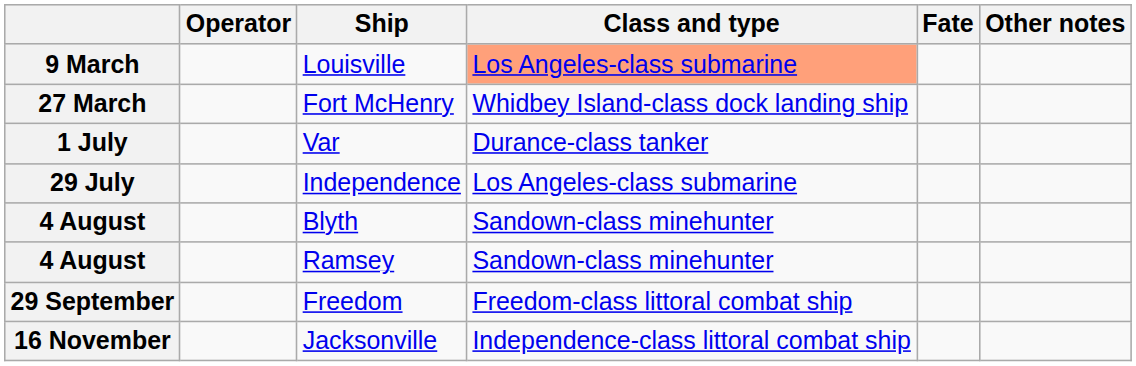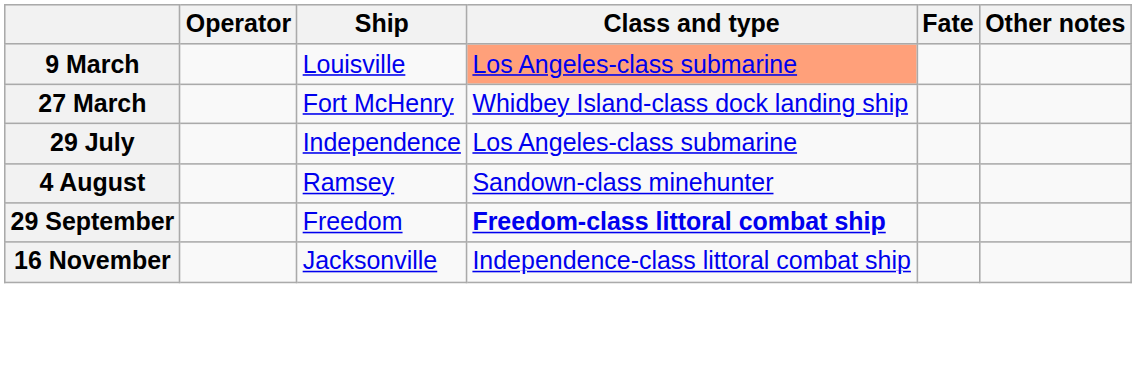- row: (321, 143)
- row: (330, 222)
(662, 301) normal -> (679, 222) bold
